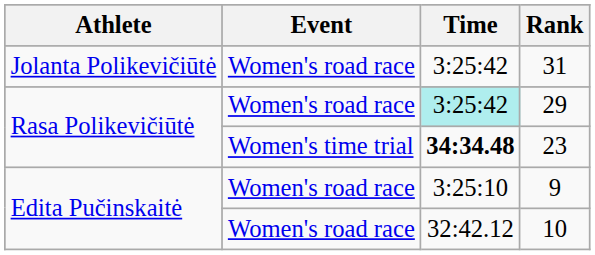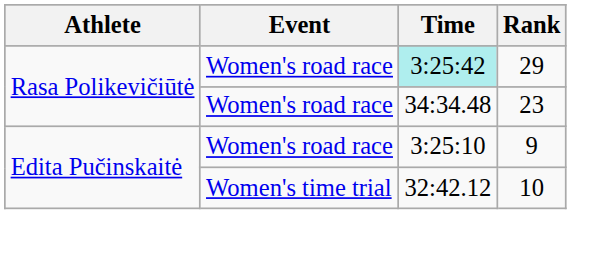- row: (555, 65)
(321, 147) Women's time trial -> (299, 106) Women's road race
(470, 147) bold -> (448, 106) normal
(321, 228) Women's road race -> (299, 187) Women's time trial
